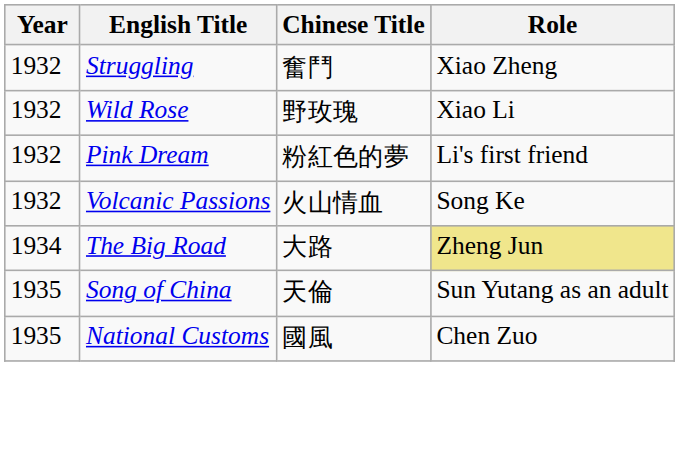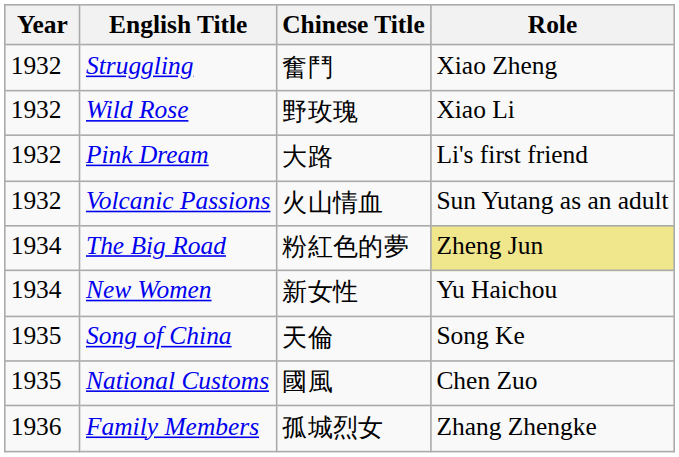(346, 156) 粉紅色的夢 -> (308, 156) 大路
(481, 200) Song Ke -> (553, 200) Sun Yutang as an adult
(308, 247) 大路 -> (346, 247) 粉紅色的夢
+ row: (149, 290)
(553, 290) Sun Yutang as an adult -> (481, 335) Song Ke
+ row: (173, 425)
